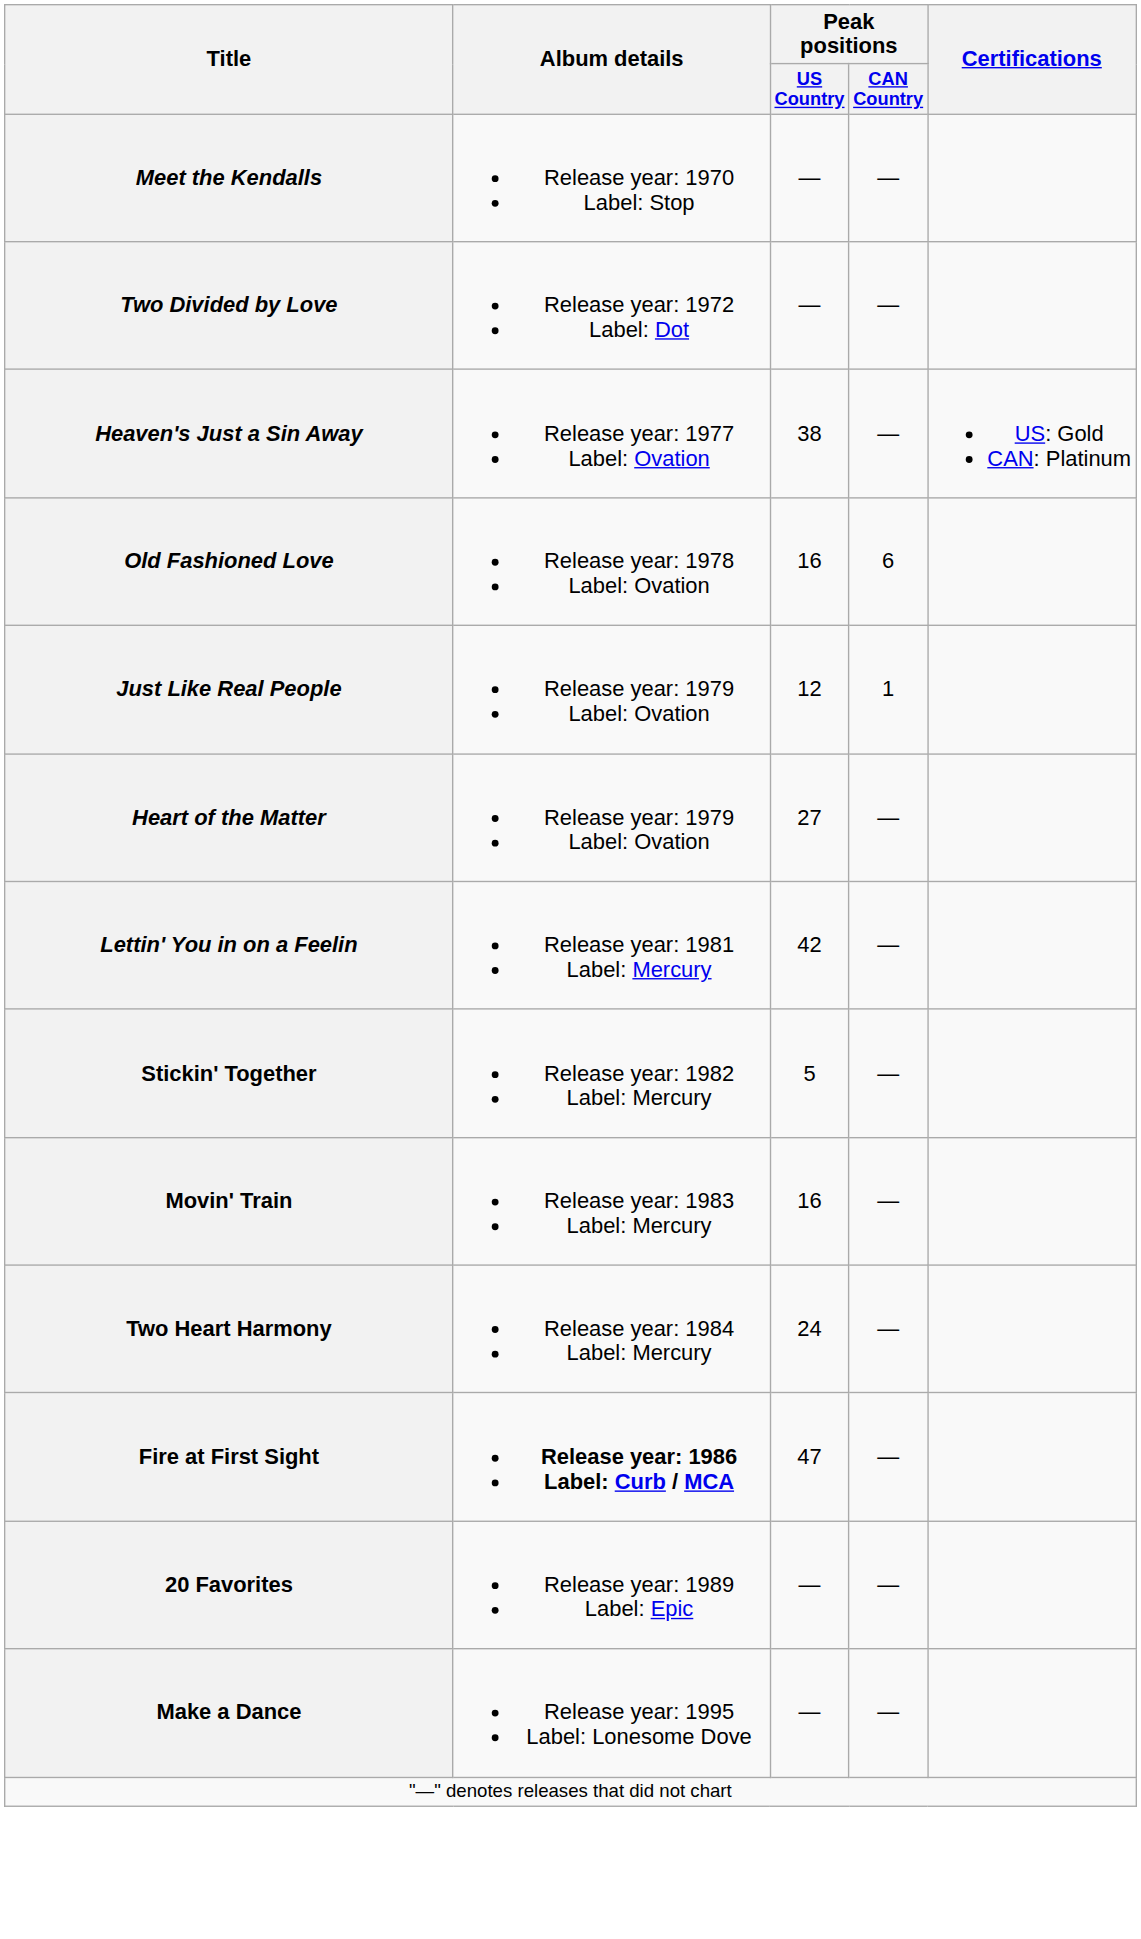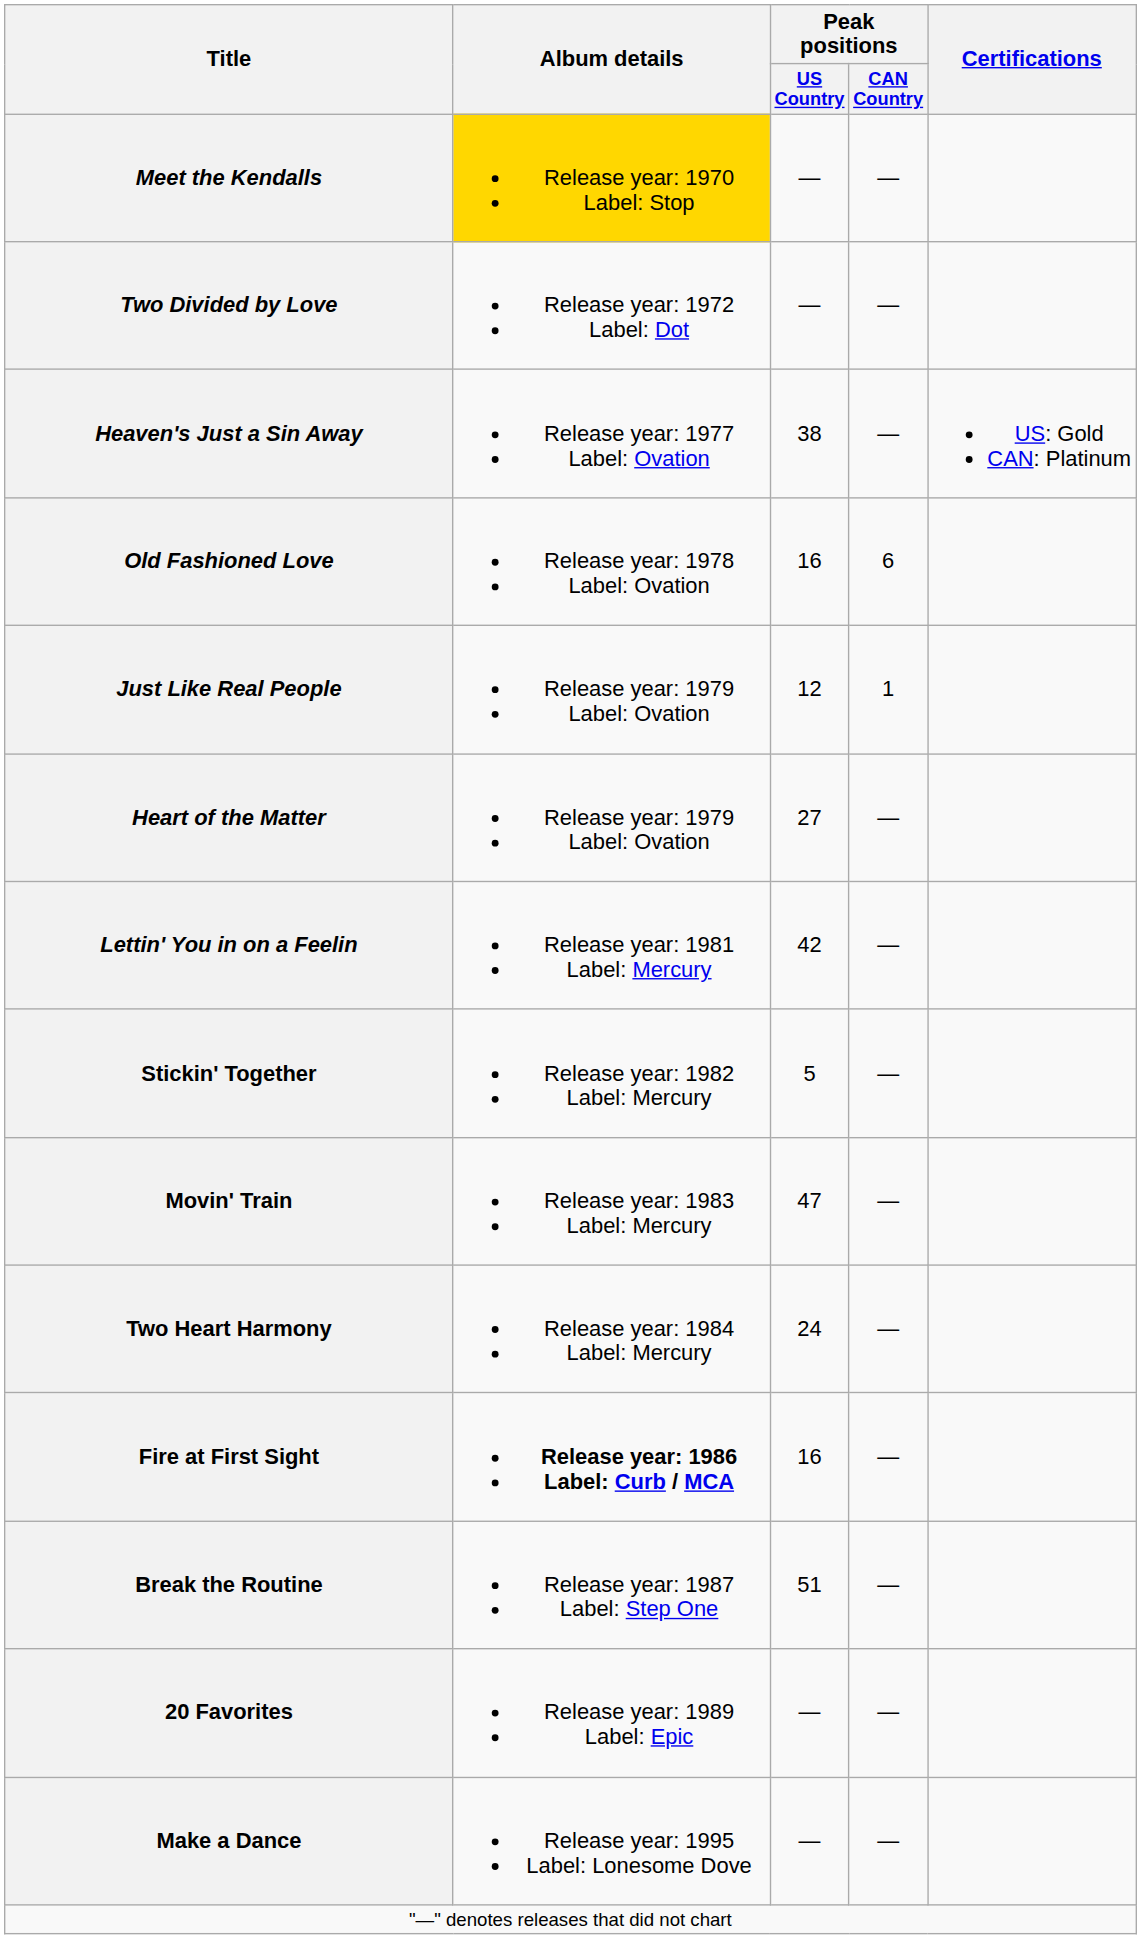(612, 190) no background -> (612, 190) gold background
(809, 1201) 16 -> (809, 1201) 47
(809, 1456) 47 -> (809, 1456) 16
+ row: (229, 1584)
